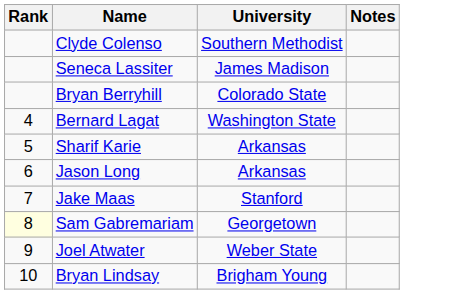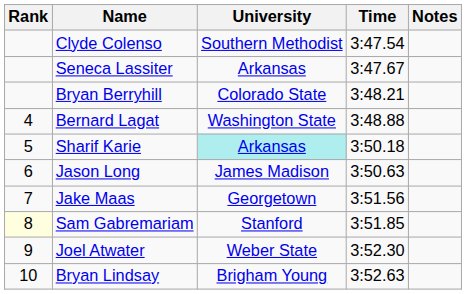+ column: (377, 17)
(272, 69) James Madison -> (272, 69) Arkansas
(272, 146) no background -> (272, 146) paleturquoise background
(272, 172) Arkansas -> (272, 172) James Madison
(272, 198) Stanford -> (272, 198) Georgetown
(272, 224) Georgetown -> (272, 224) Stanford
